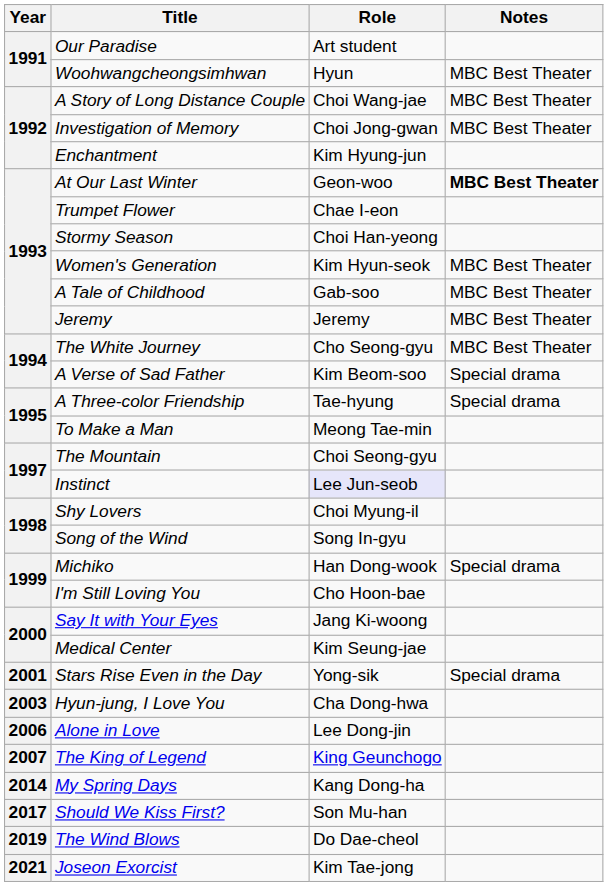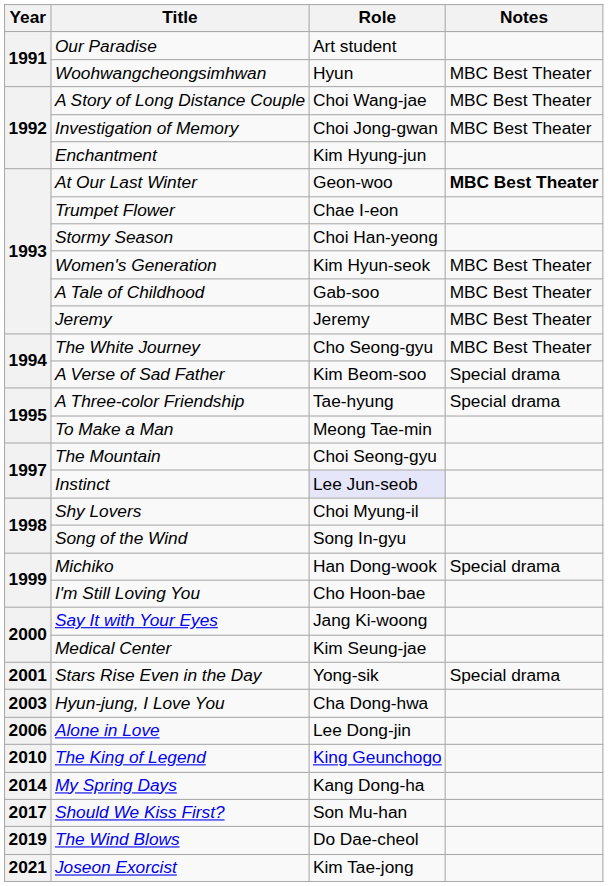(28, 758) 2007 -> (28, 758) 2010
